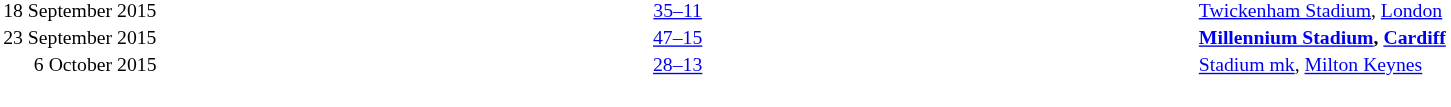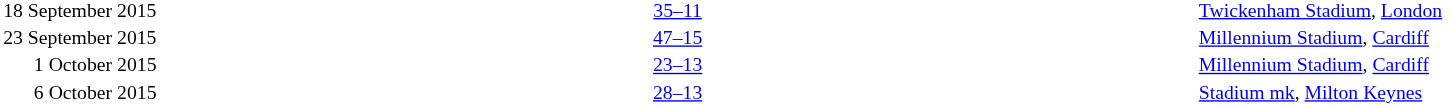(1322, 37) bold -> (1314, 37) normal
+ row: (95, 65)
